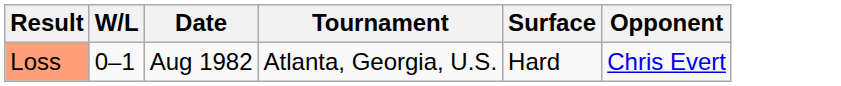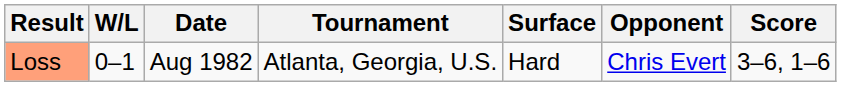+ column: (784, 23)
